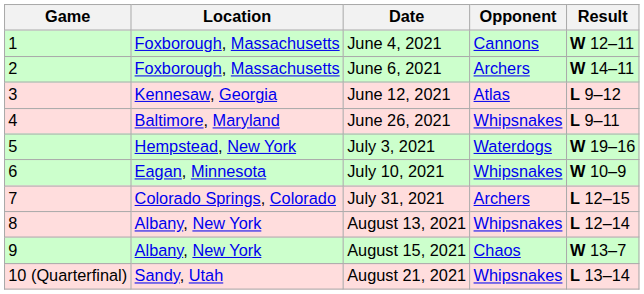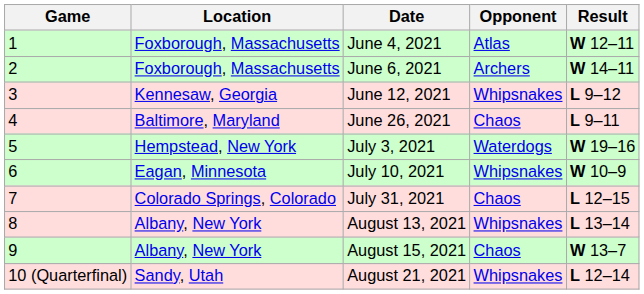(506, 43) Cannons -> (492, 43) Atlas
(492, 95) Atlas -> (518, 95) Whipsnakes
(518, 120) Whipsnakes -> (497, 120) Chaos
(502, 198) Archers -> (497, 198) Chaos
(600, 224) L 12–14 -> (600, 224) L 13–14
(600, 276) L 13–14 -> (600, 276) L 12–14
